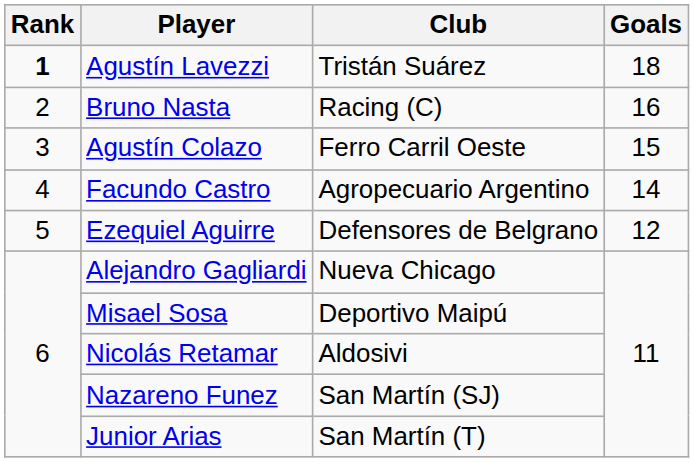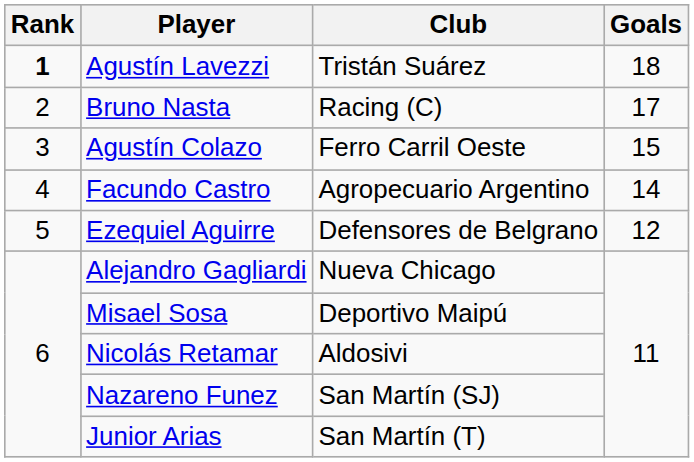(646, 107) 16 -> (646, 107) 17
